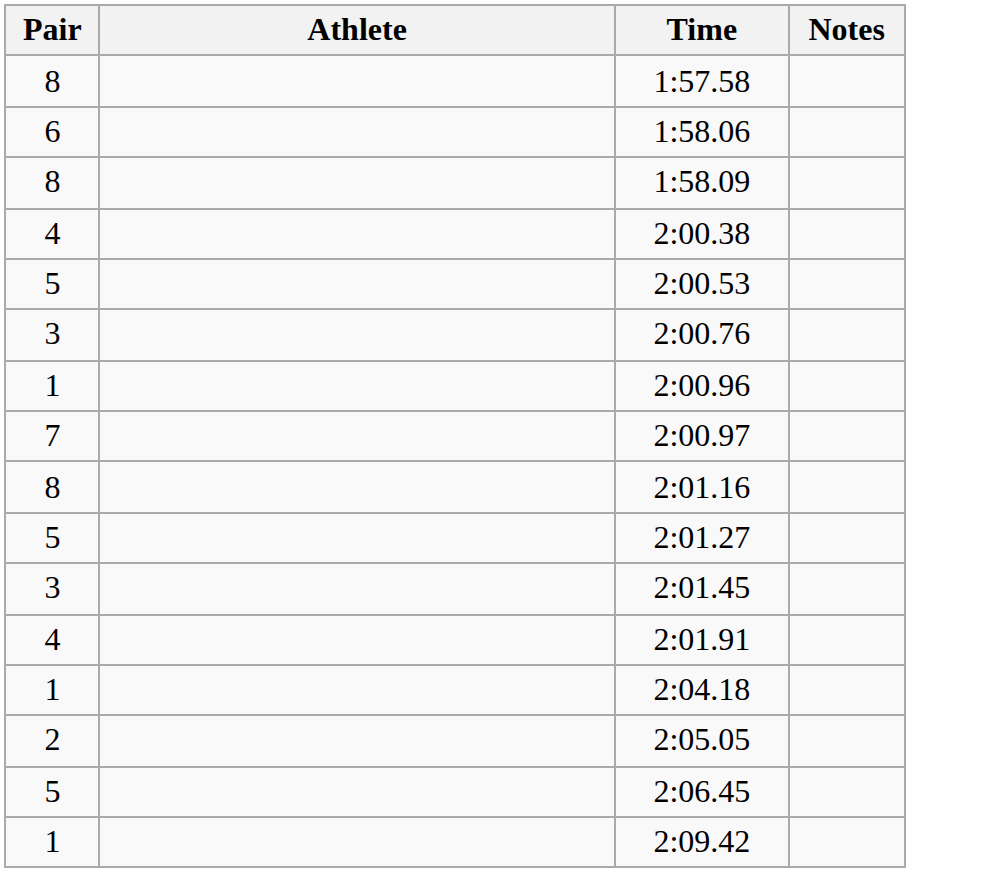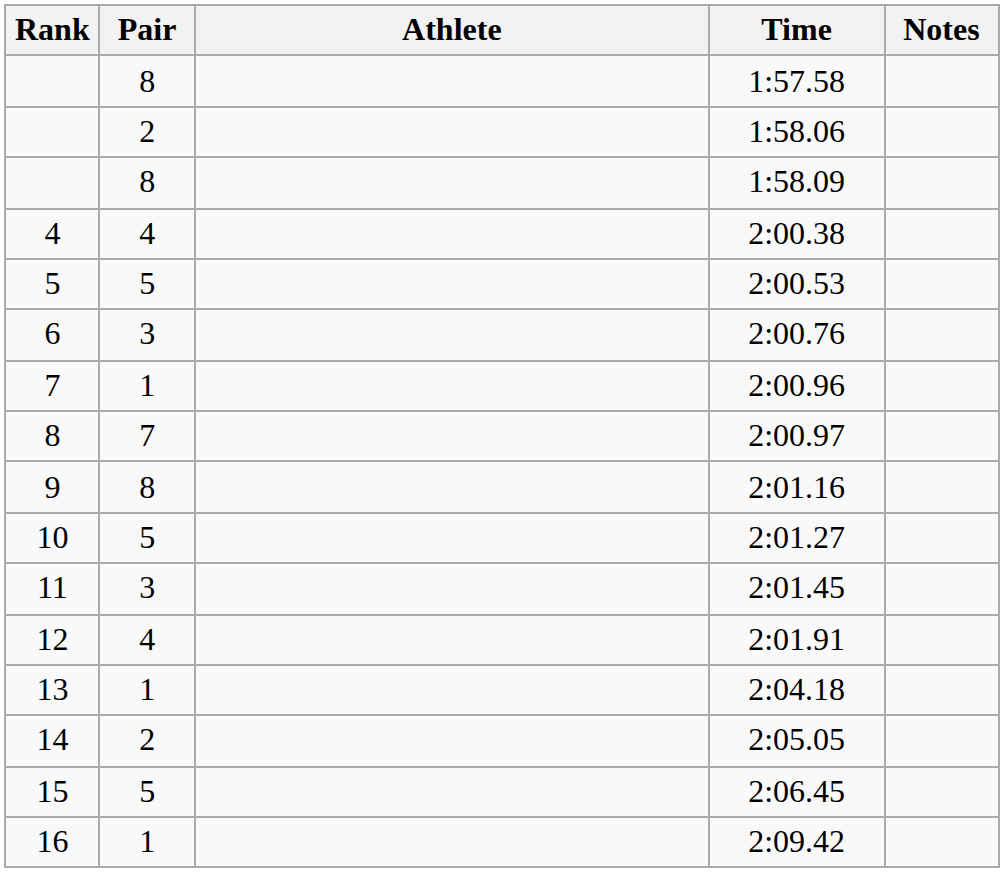+ column: (52, 29)
(52, 131) 6 -> (147, 131) 2
